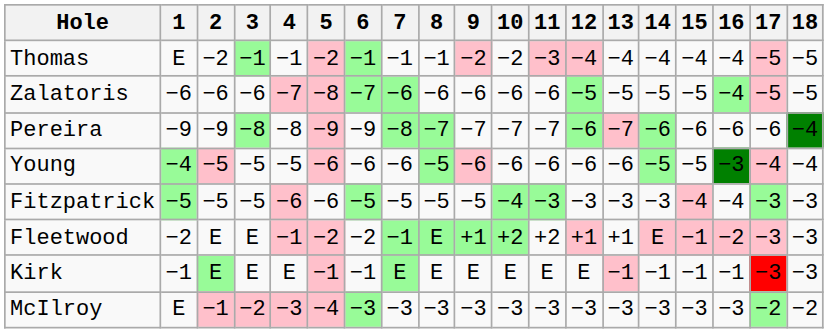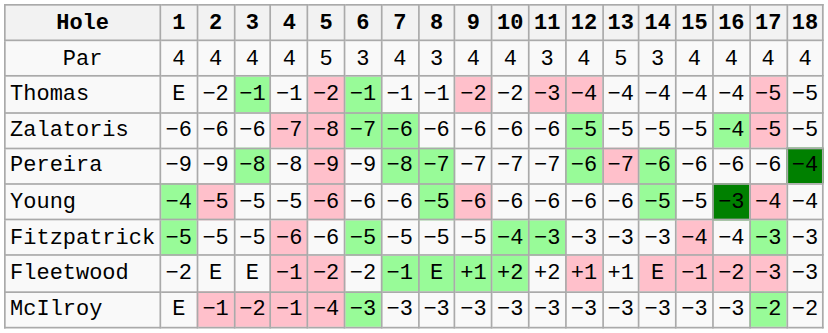+ row: (83, 59)
- row: (36, 273)
(289, 309) −3 -> (289, 309) −1
